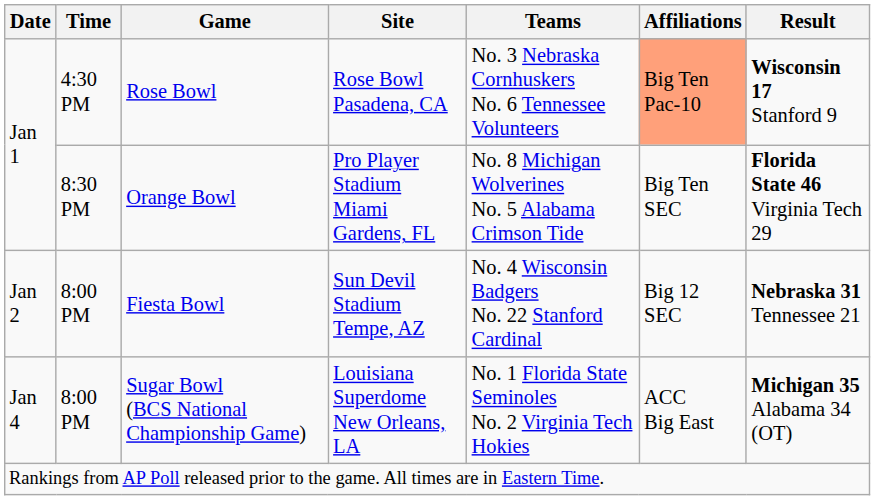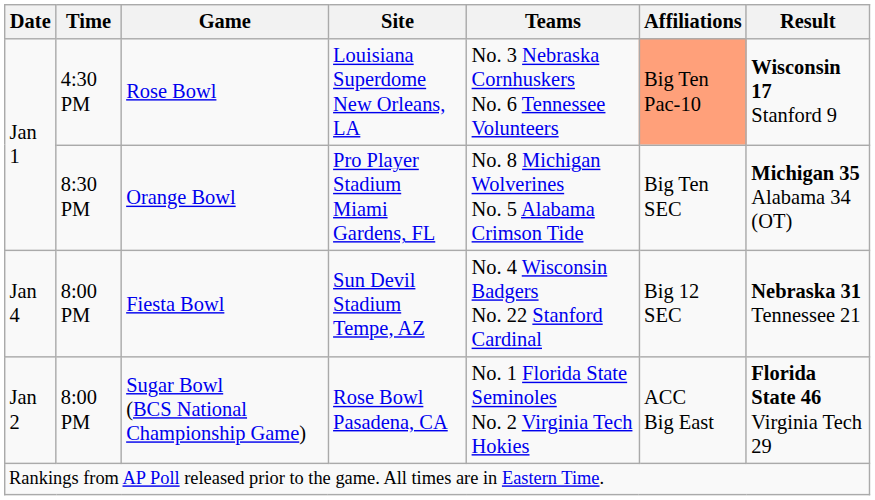(390, 91) Rose Bowl Pasadena, CA -> (389, 91) Louisiana Superdome New Orleans, LA
(807, 197) Florida State 46 Virginia Tech 29 -> (806, 197) Michigan 35 Alabama 34 (OT)
(23, 303) Jan 2 -> (23, 303) Jan 4
(23, 410) Jan 4 -> (23, 410) Jan 2
(389, 410) Louisiana Superdome New Orleans, LA -> (390, 410) Rose Bowl Pasadena, CA
(806, 410) Michigan 35 Alabama 34 (OT) -> (807, 410) Florida State 46 Virginia Tech 29
